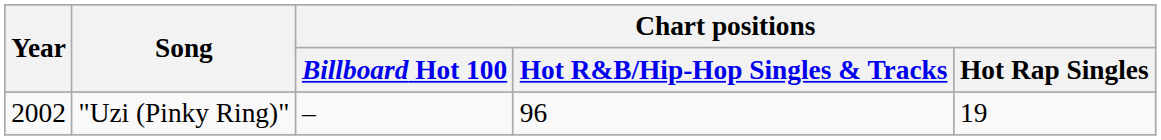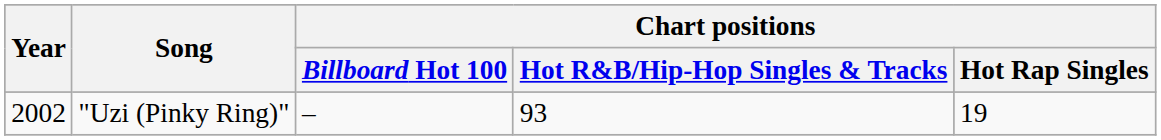(533, 112) 96 -> (533, 112) 93
